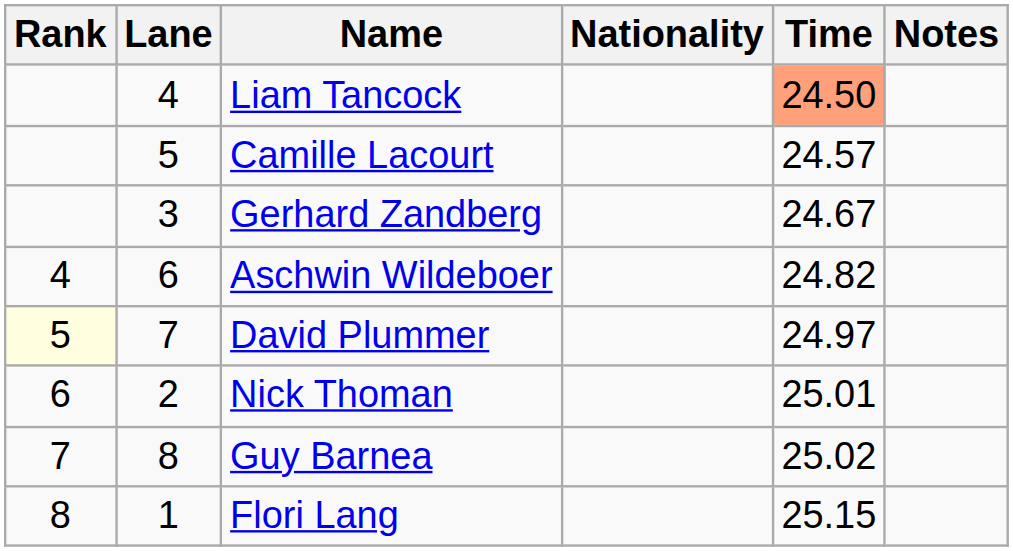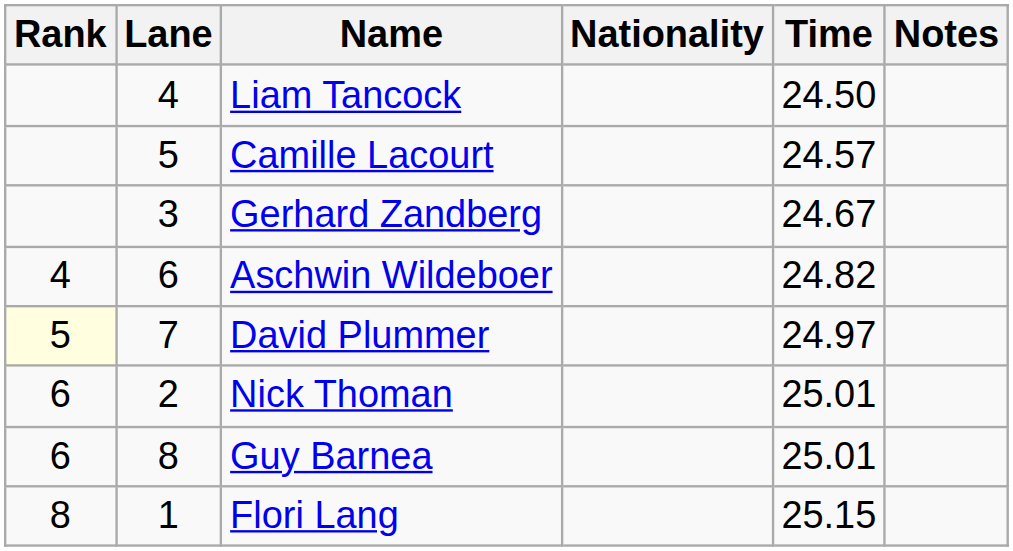(829, 94) lightsalmon background -> (829, 94) no background
(60, 455) 7 -> (60, 455) 6
(829, 455) 25.02 -> (829, 455) 25.01
